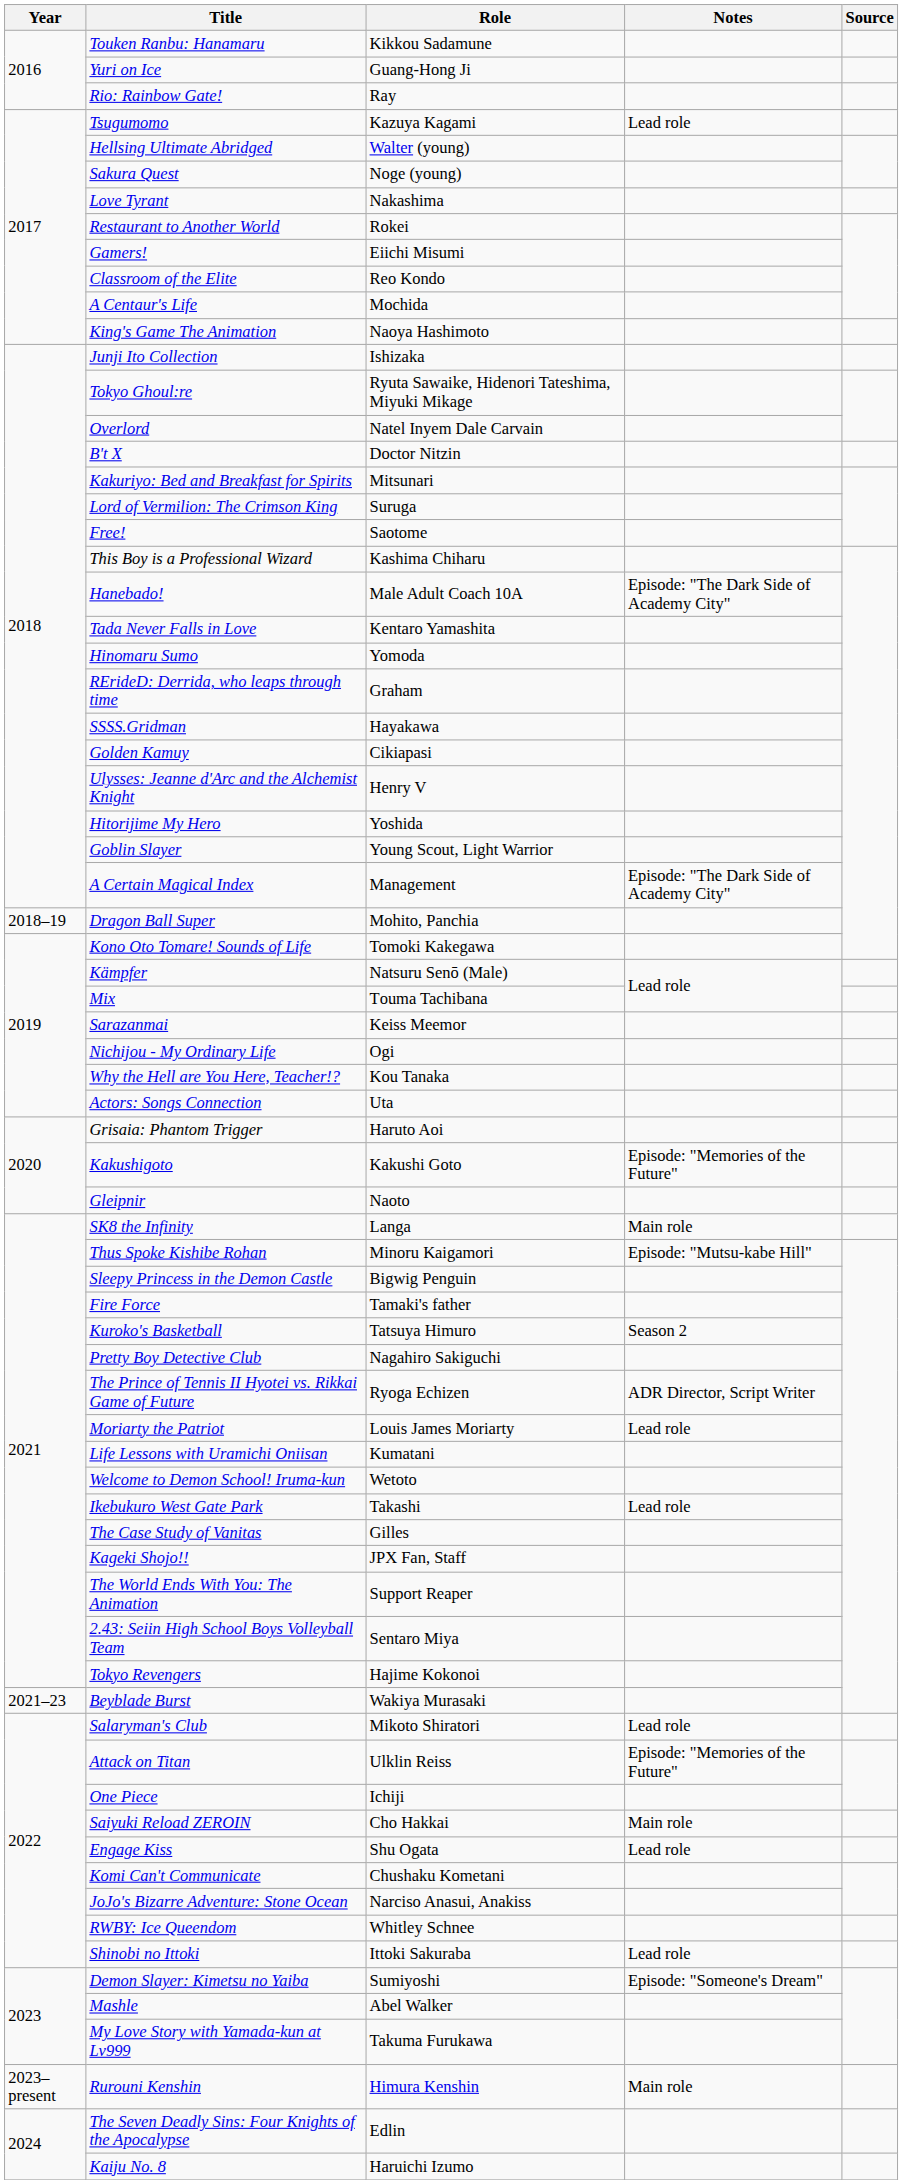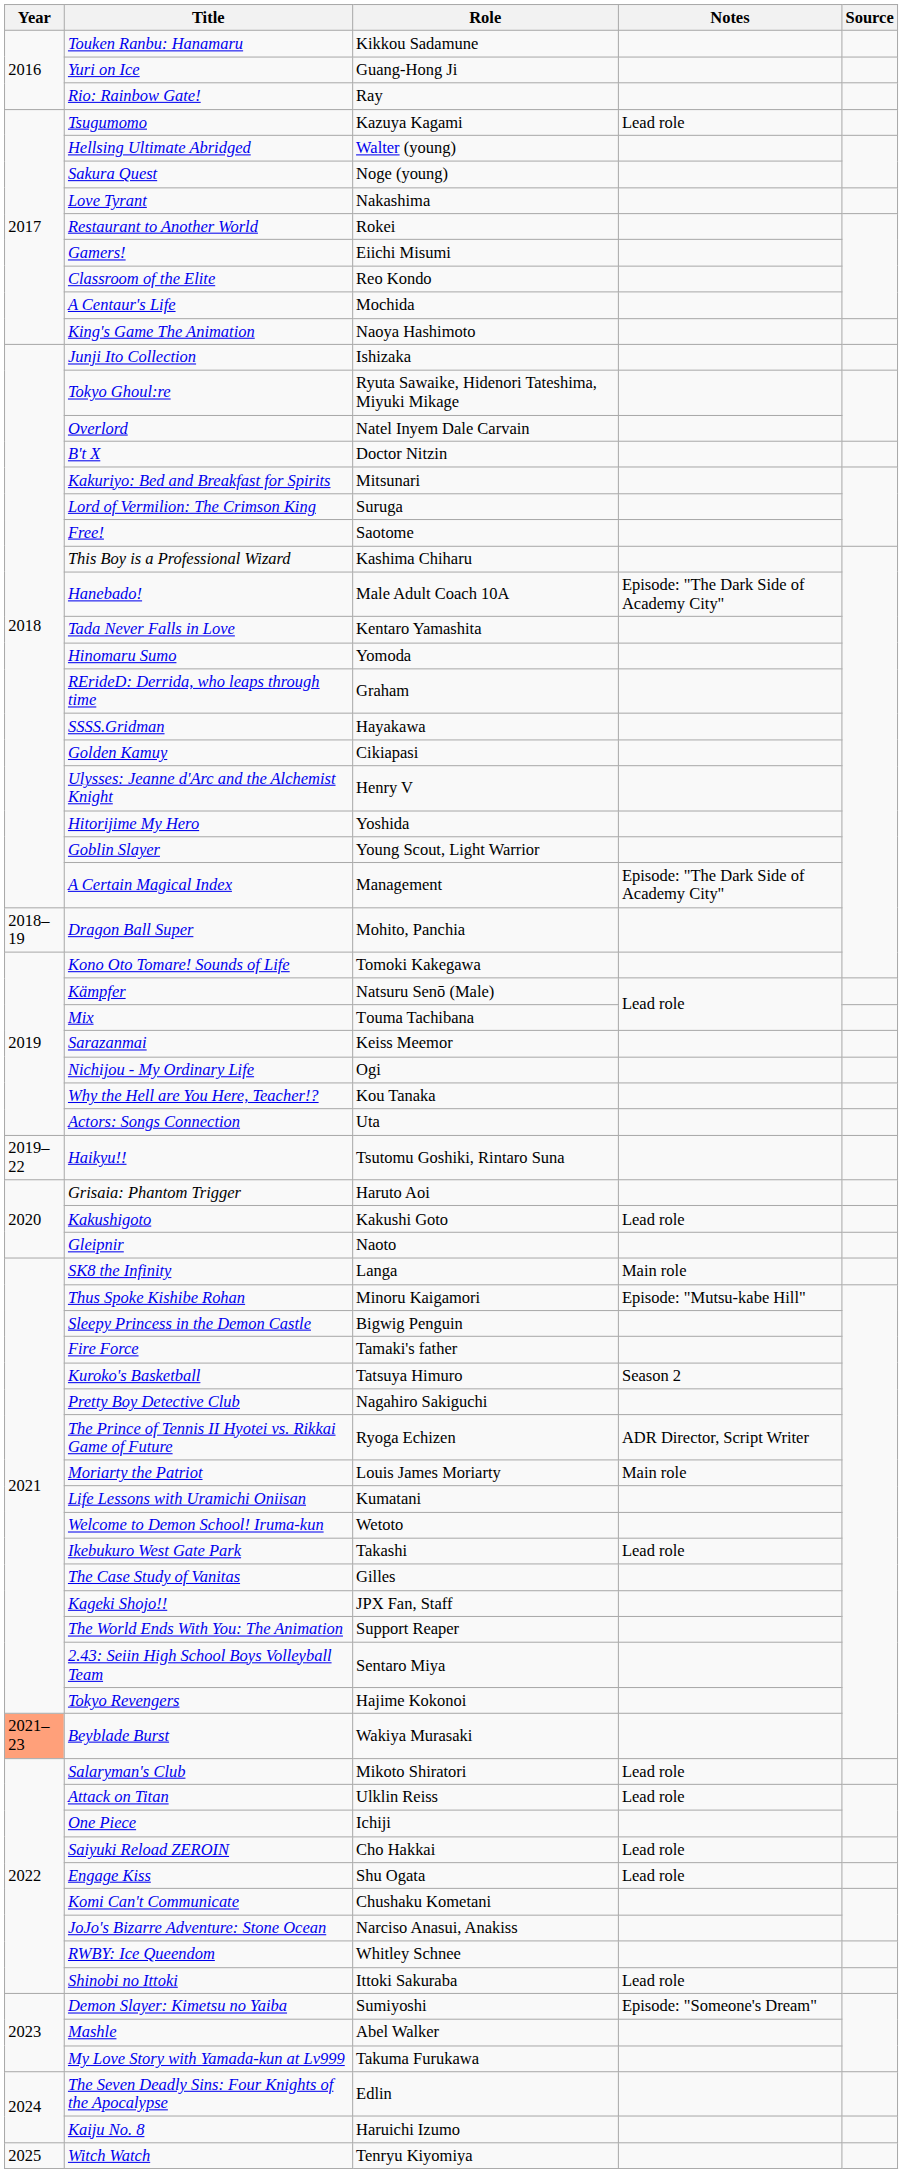+ row: (97, 1157)
(717, 1164) Episode: "Memories of the Future" -> (653, 1218) Lead role
(659, 1428) Lead role -> (654, 1472) Main role
(37, 1700) no background -> (29, 1735) lightsalmon background
(717, 1761) Episode: "Memories of the Future" -> (653, 1797) Lead role
(660, 1823) Main role -> (653, 1849) Lead role
- row: (145, 2086)
+ row: (109, 2155)
